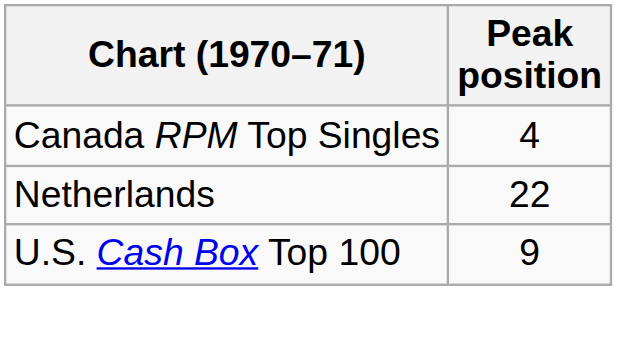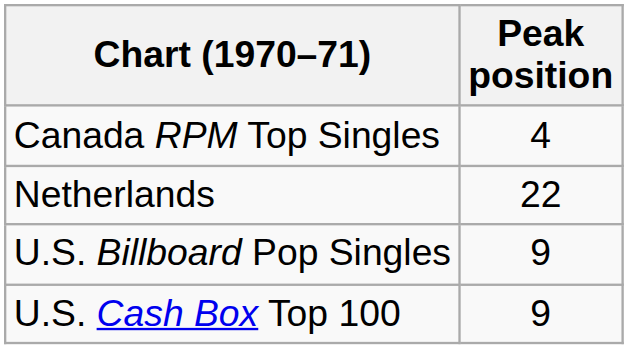+ row: (232, 253)
